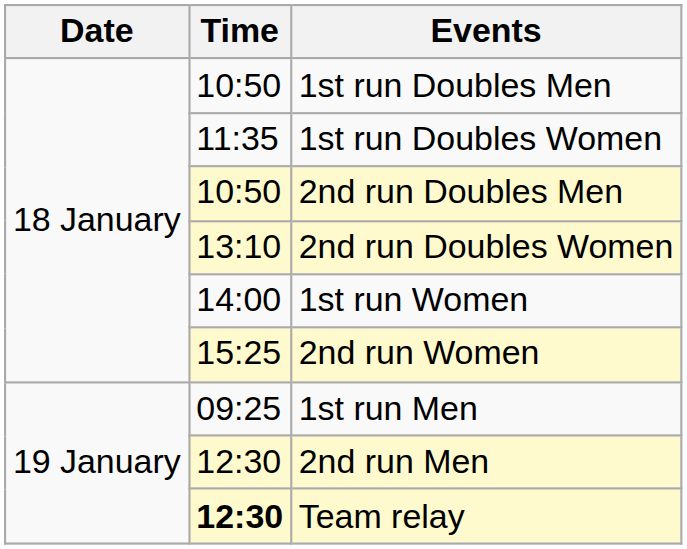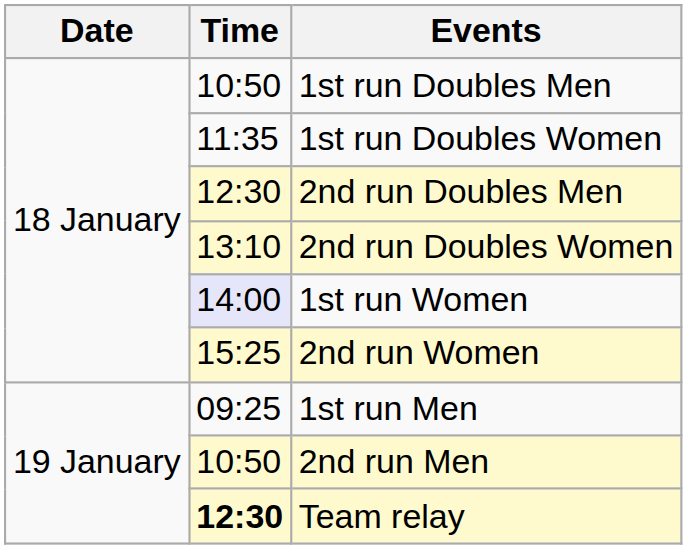(239, 192) 10:50 -> (239, 192) 12:30
(239, 300) no background -> (239, 300) lavender background
(239, 461) 12:30 -> (239, 461) 10:50
